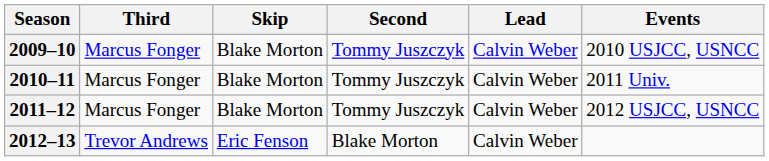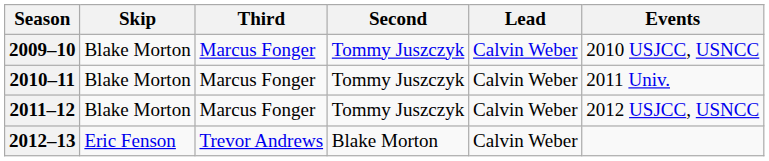columns swapped: (270, 19) <-> (146, 19)
